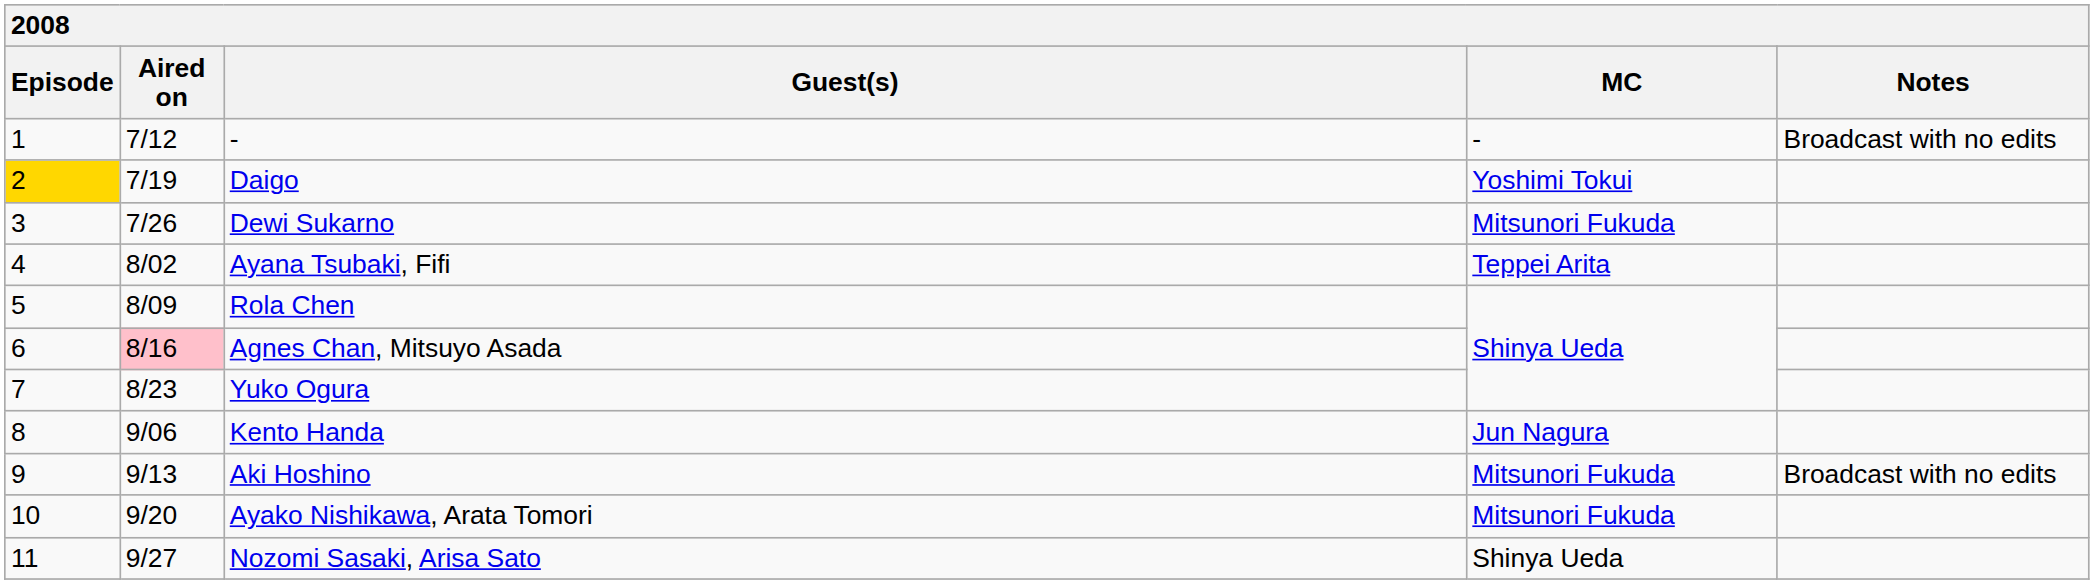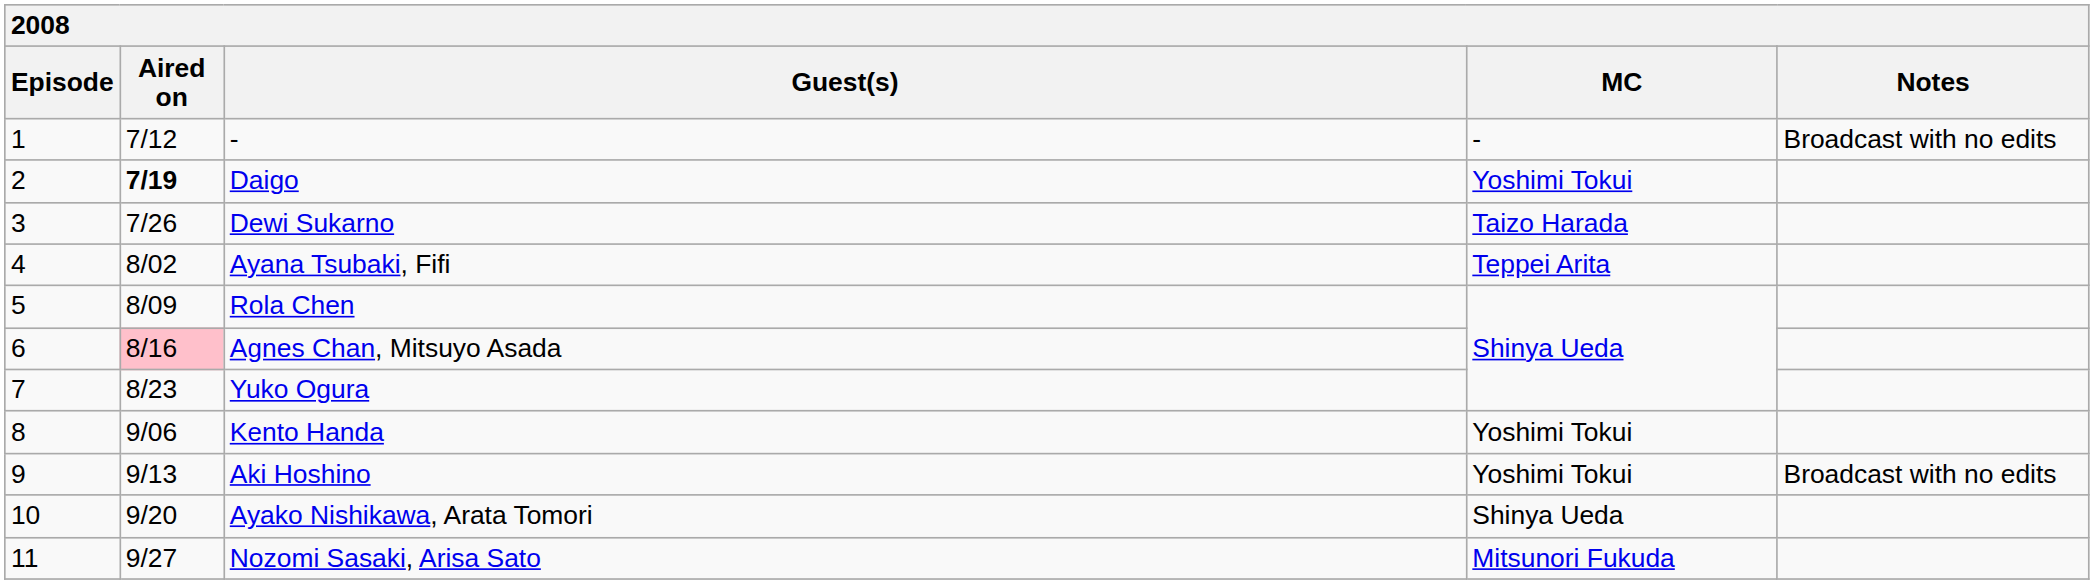(18, 180) gold background -> (18, 180) no background
(151, 180) normal -> (151, 180) bold
(1574, 222) Mitsunori Fukuda -> (1550, 222) Taizo Harada
(1541, 431) Jun Nagura -> (1552, 431) Yoshimi Tokui
(1574, 473) Mitsunori Fukuda -> (1552, 473) Yoshimi Tokui
(1574, 515) Mitsunori Fukuda -> (1548, 515) Shinya Ueda
(1548, 557) Shinya Ueda -> (1574, 557) Mitsunori Fukuda
